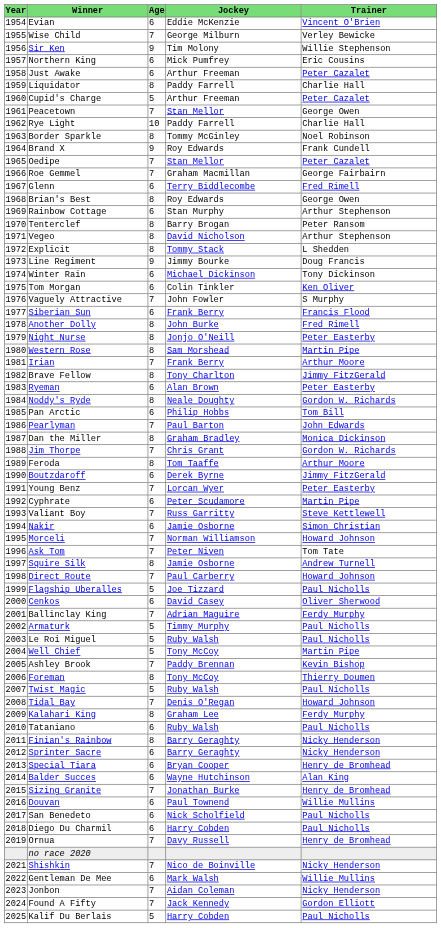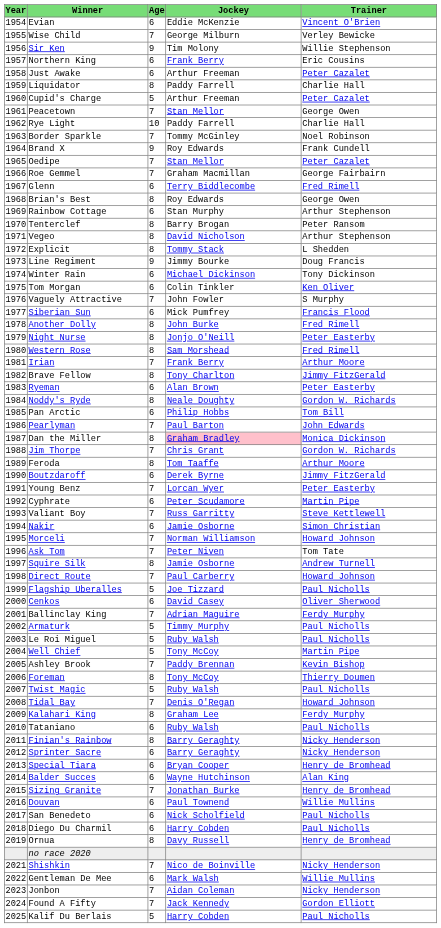(198, 61) Mick Pumfrey -> (195, 61) Frank Berry
(152, 136) 8 -> (152, 136) 7
(195, 313) Frank Berry -> (198, 313) Mick Pumfrey
(331, 350) Martin Pipe -> (331, 350) Fred Rimell
(203, 438) no background -> (203, 438) pink background
(152, 841) 7 -> (152, 841) 8
